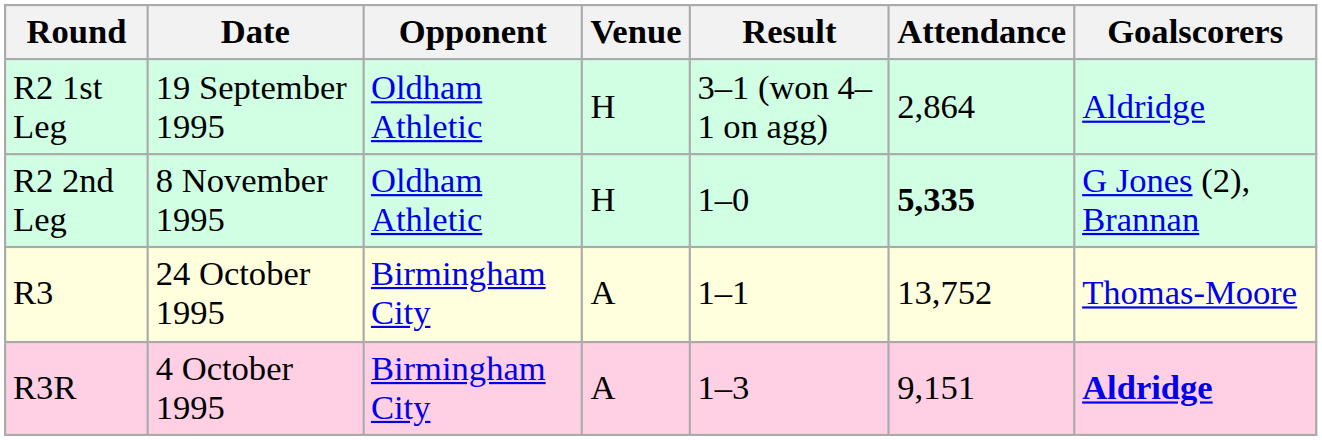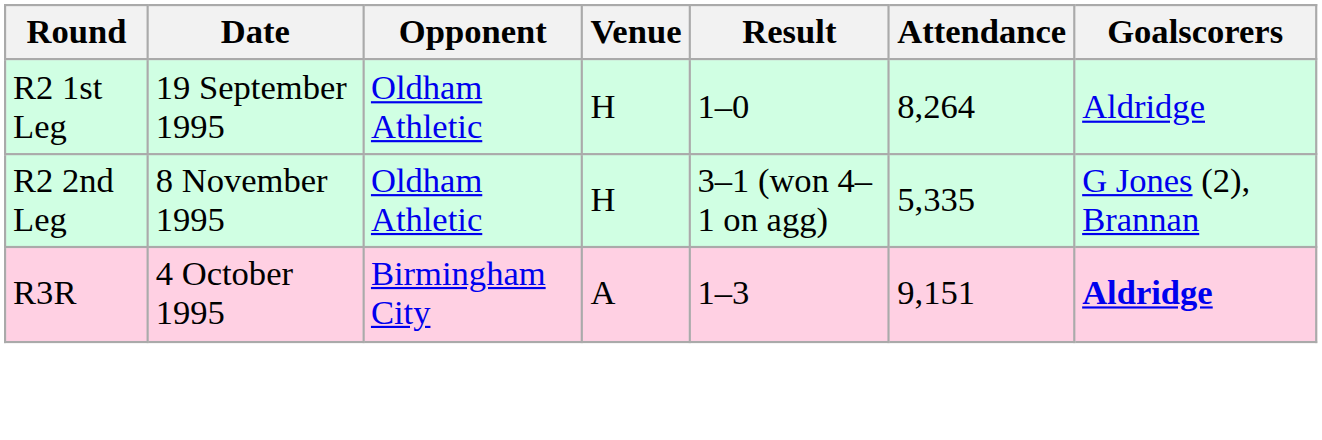(785, 106) 3–1 (won 4–1 on agg) -> (723, 106) 1–0
(936, 106) 2,864 -> (936, 106) 8,264
(723, 199) 1–0 -> (785, 199) 3–1 (won 4–1 on agg)
(936, 199) bold -> (936, 199) normal
- row: (33, 293)
